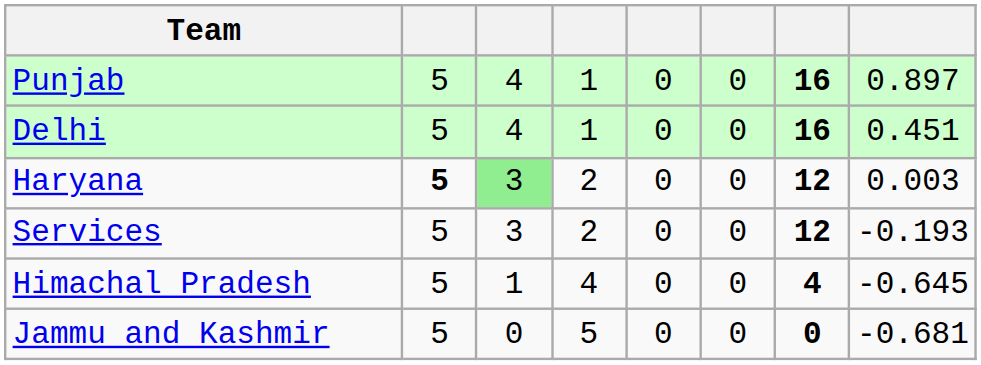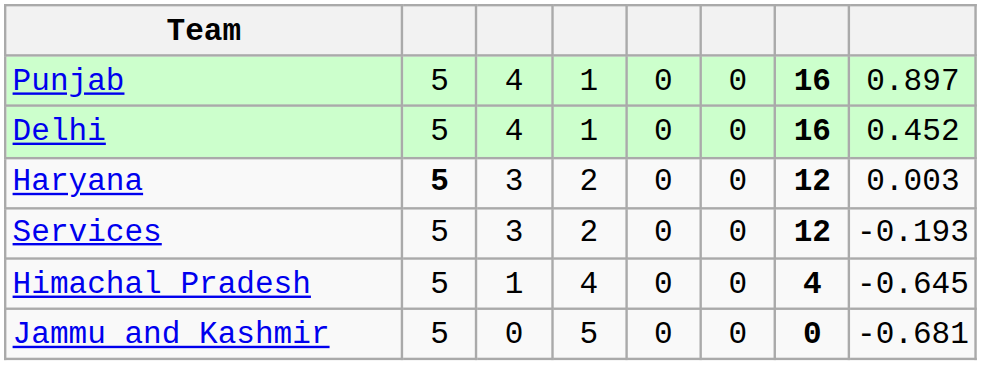(913, 132) 0.451 -> (913, 132) 0.452
(514, 182) lightgreen background -> (514, 182) no background
